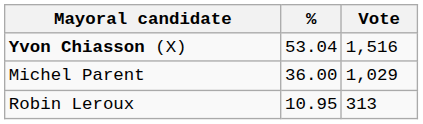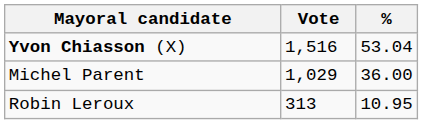columns swapped: (379, 19) <-> (311, 19)
